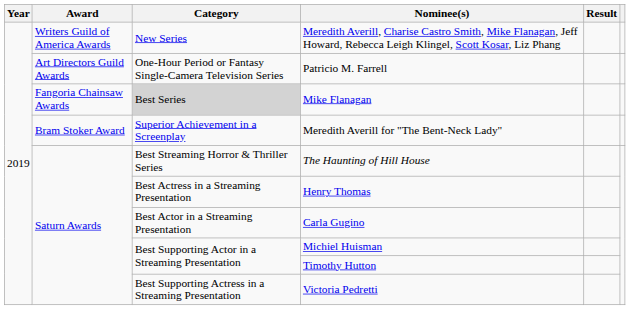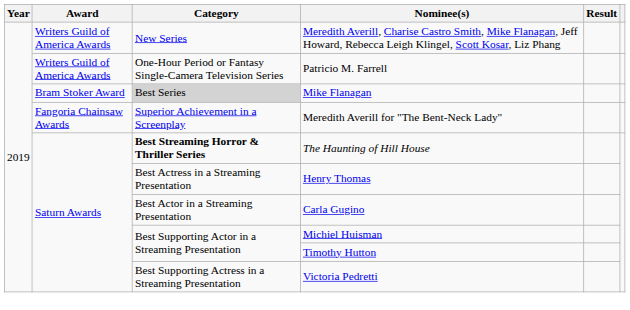(79, 68) Art Directors Guild Awards -> (73, 68) Writers Guild of America Awards
(79, 99) Fangoria Chainsaw Awards -> (80, 93) Bram Stoker Award
(80, 130) Bram Stoker Award -> (79, 117) Fangoria Chainsaw Awards
(211, 161) normal -> (197, 148) bold
